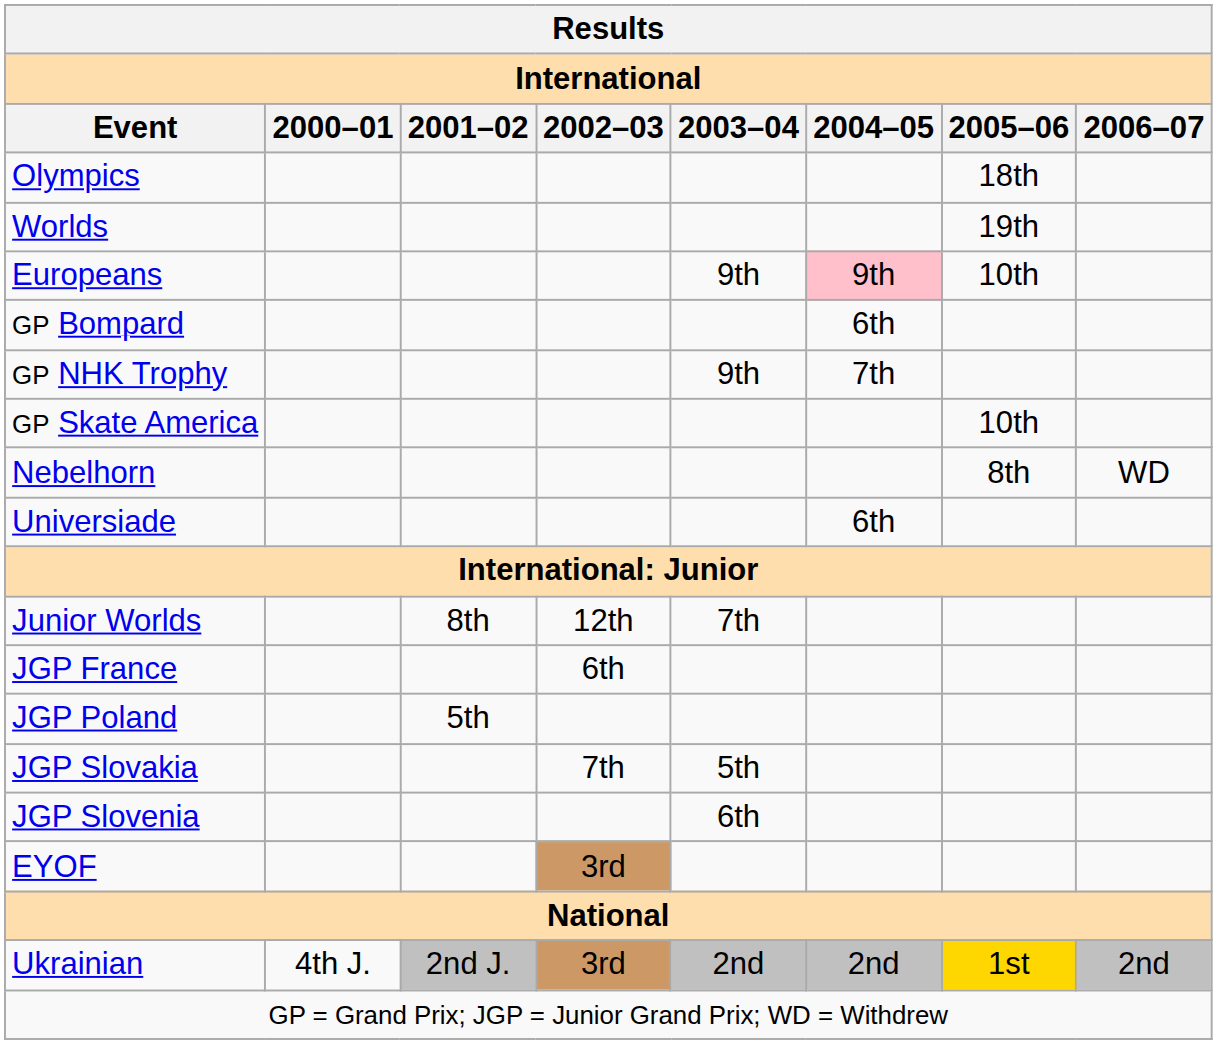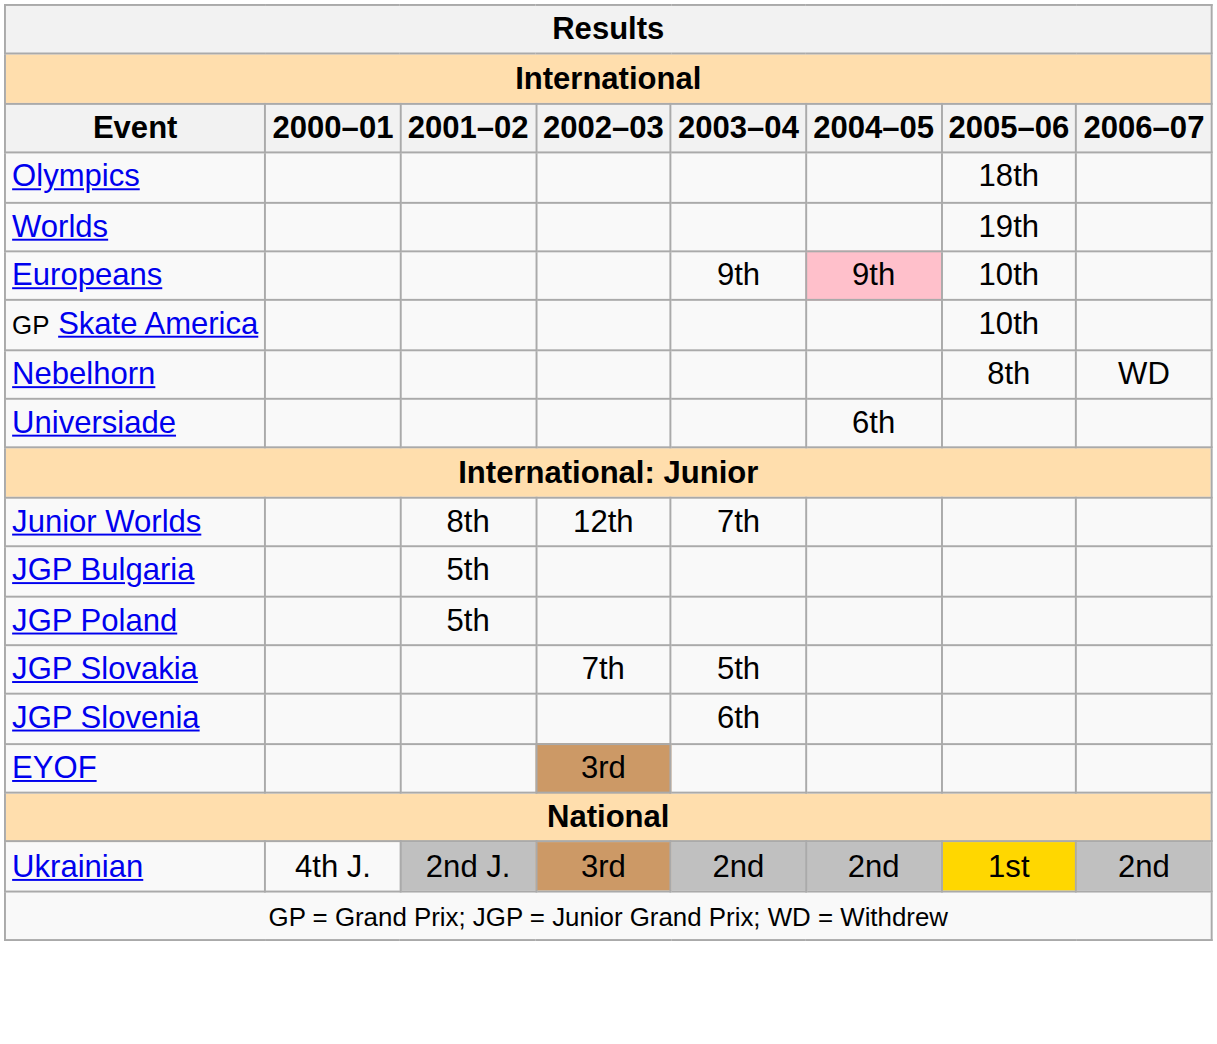- row: (98, 324)
- row: (120, 373)
+ row: (103, 570)
- row: (95, 669)
